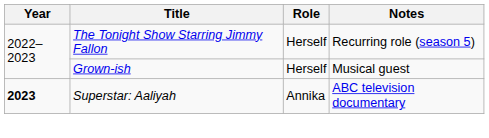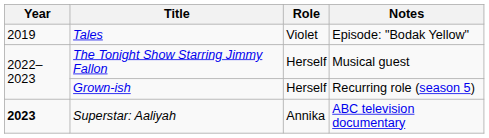+ row: (88, 34)
(404, 41) Recurring role (season 5) -> (371, 61) Musical guest
(371, 68) Musical guest -> (404, 88) Recurring role (season 5)
